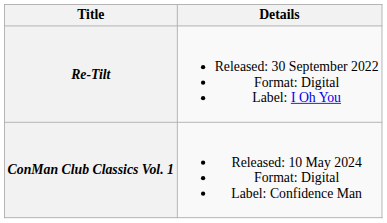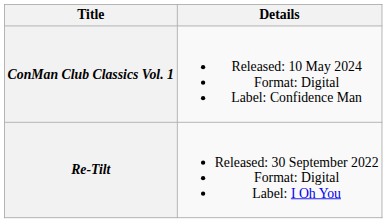rows swapped: (91, 74) <-> (91, 169)
